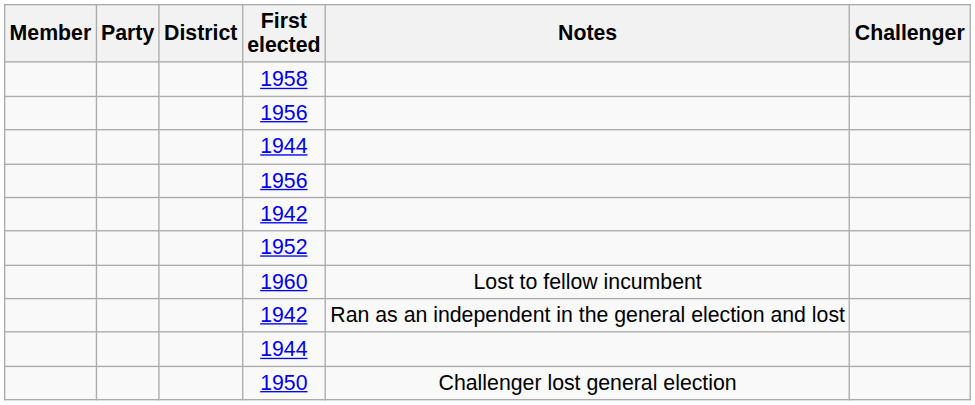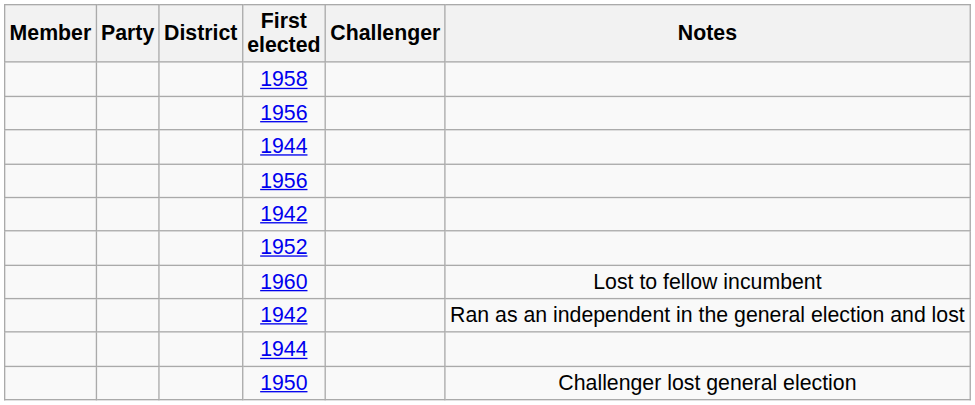columns swapped: (910, 33) <-> (588, 33)
